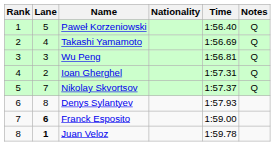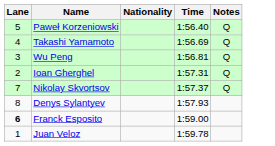- column: (18, 12)
(46, 133) bold -> (18, 133) normal
